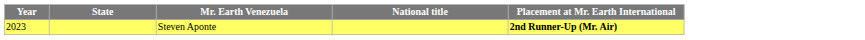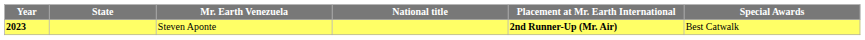+ column: (772, 12)
(16, 27) normal -> (16, 27) bold
